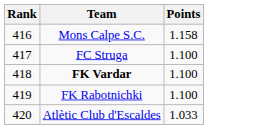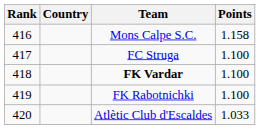+ column: (65, 14)
